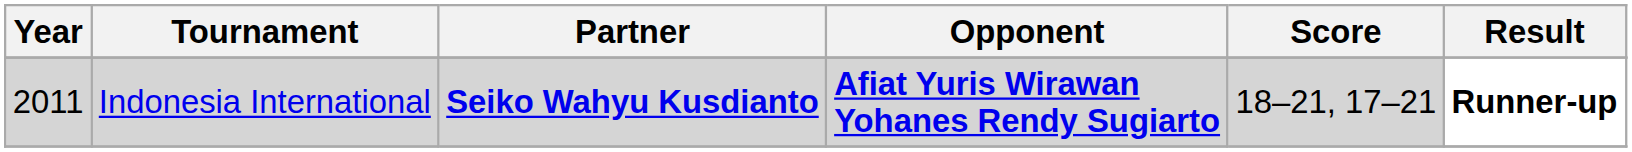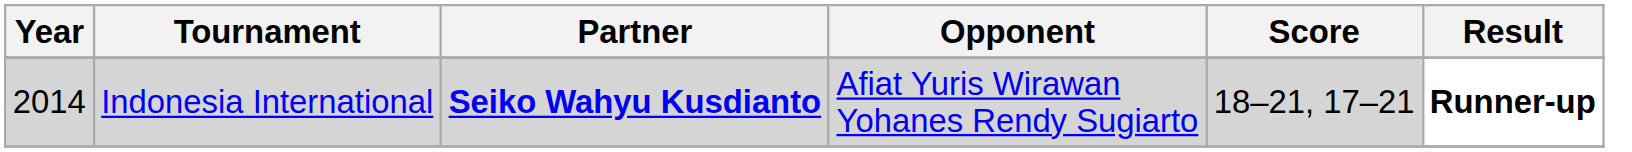(48, 102) 2011 -> (49, 102) 2014
(1027, 102) bold -> (1017, 102) normal
